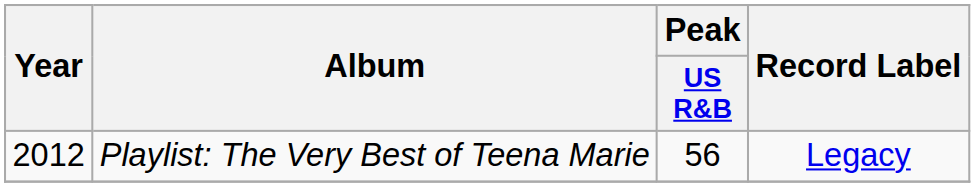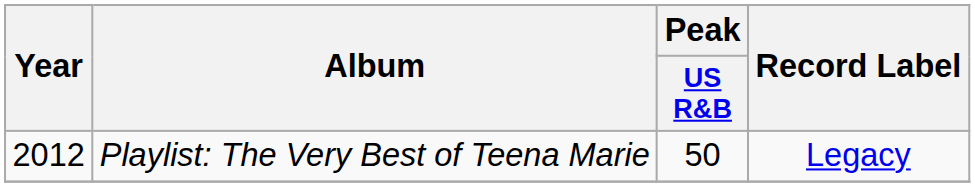(703, 155) 56 -> (703, 155) 50
